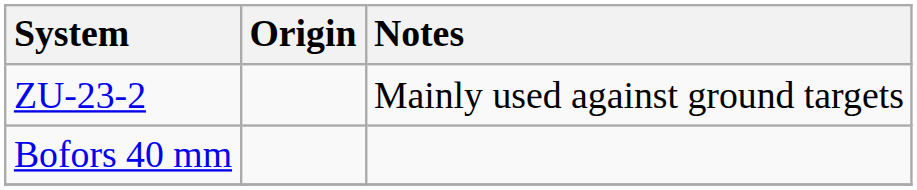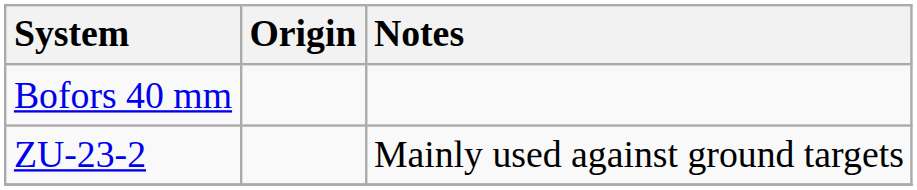rows swapped: (123, 154) <-> (80, 94)
